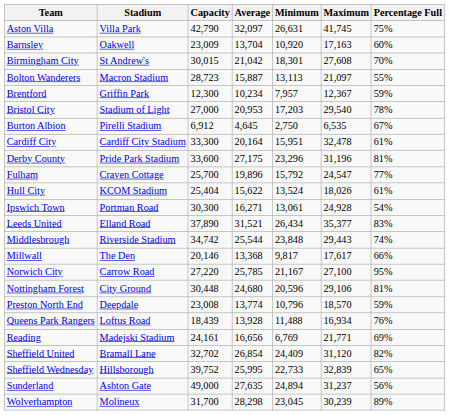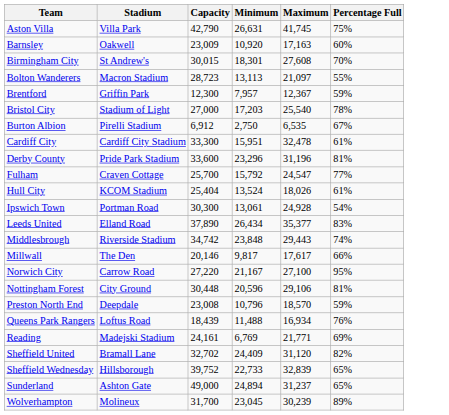- column: (252, 12)
(337, 110) 29,540 -> (297, 110) 25,540
(383, 386) 56% -> (343, 386) 65%
